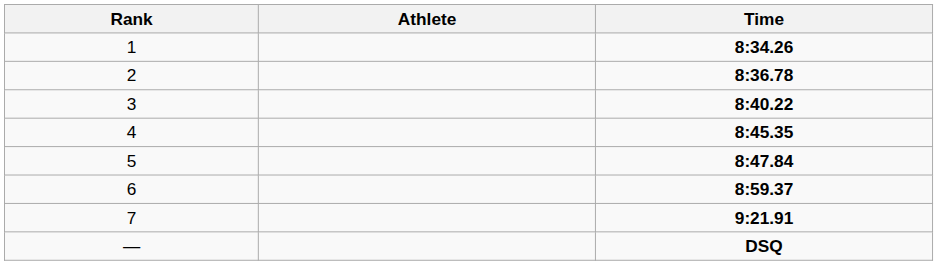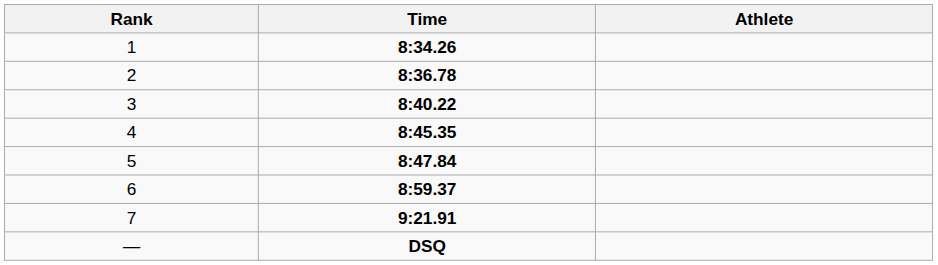columns swapped: (427, 18) <-> (764, 18)
